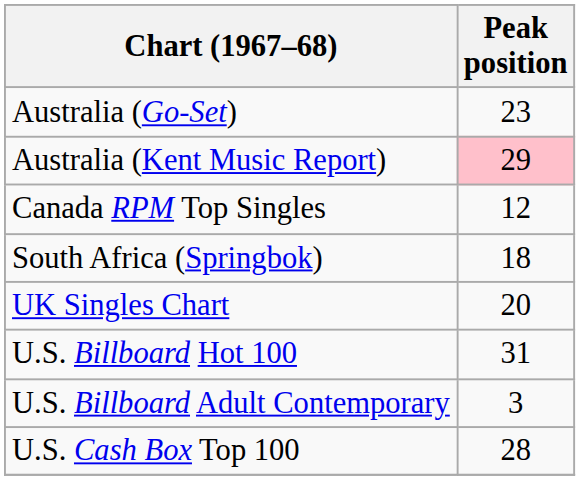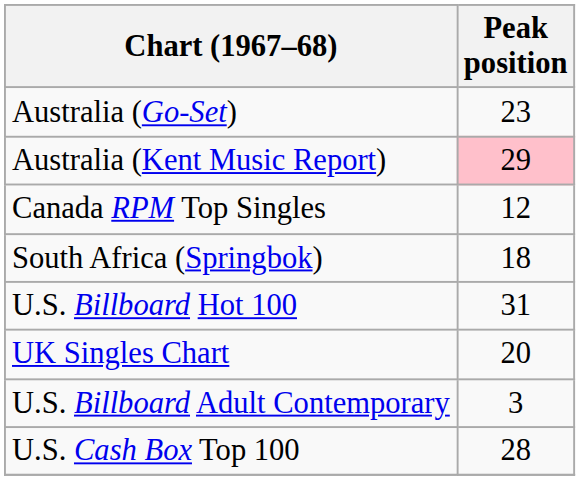rows swapped: (121, 305) <-> (154, 353)
